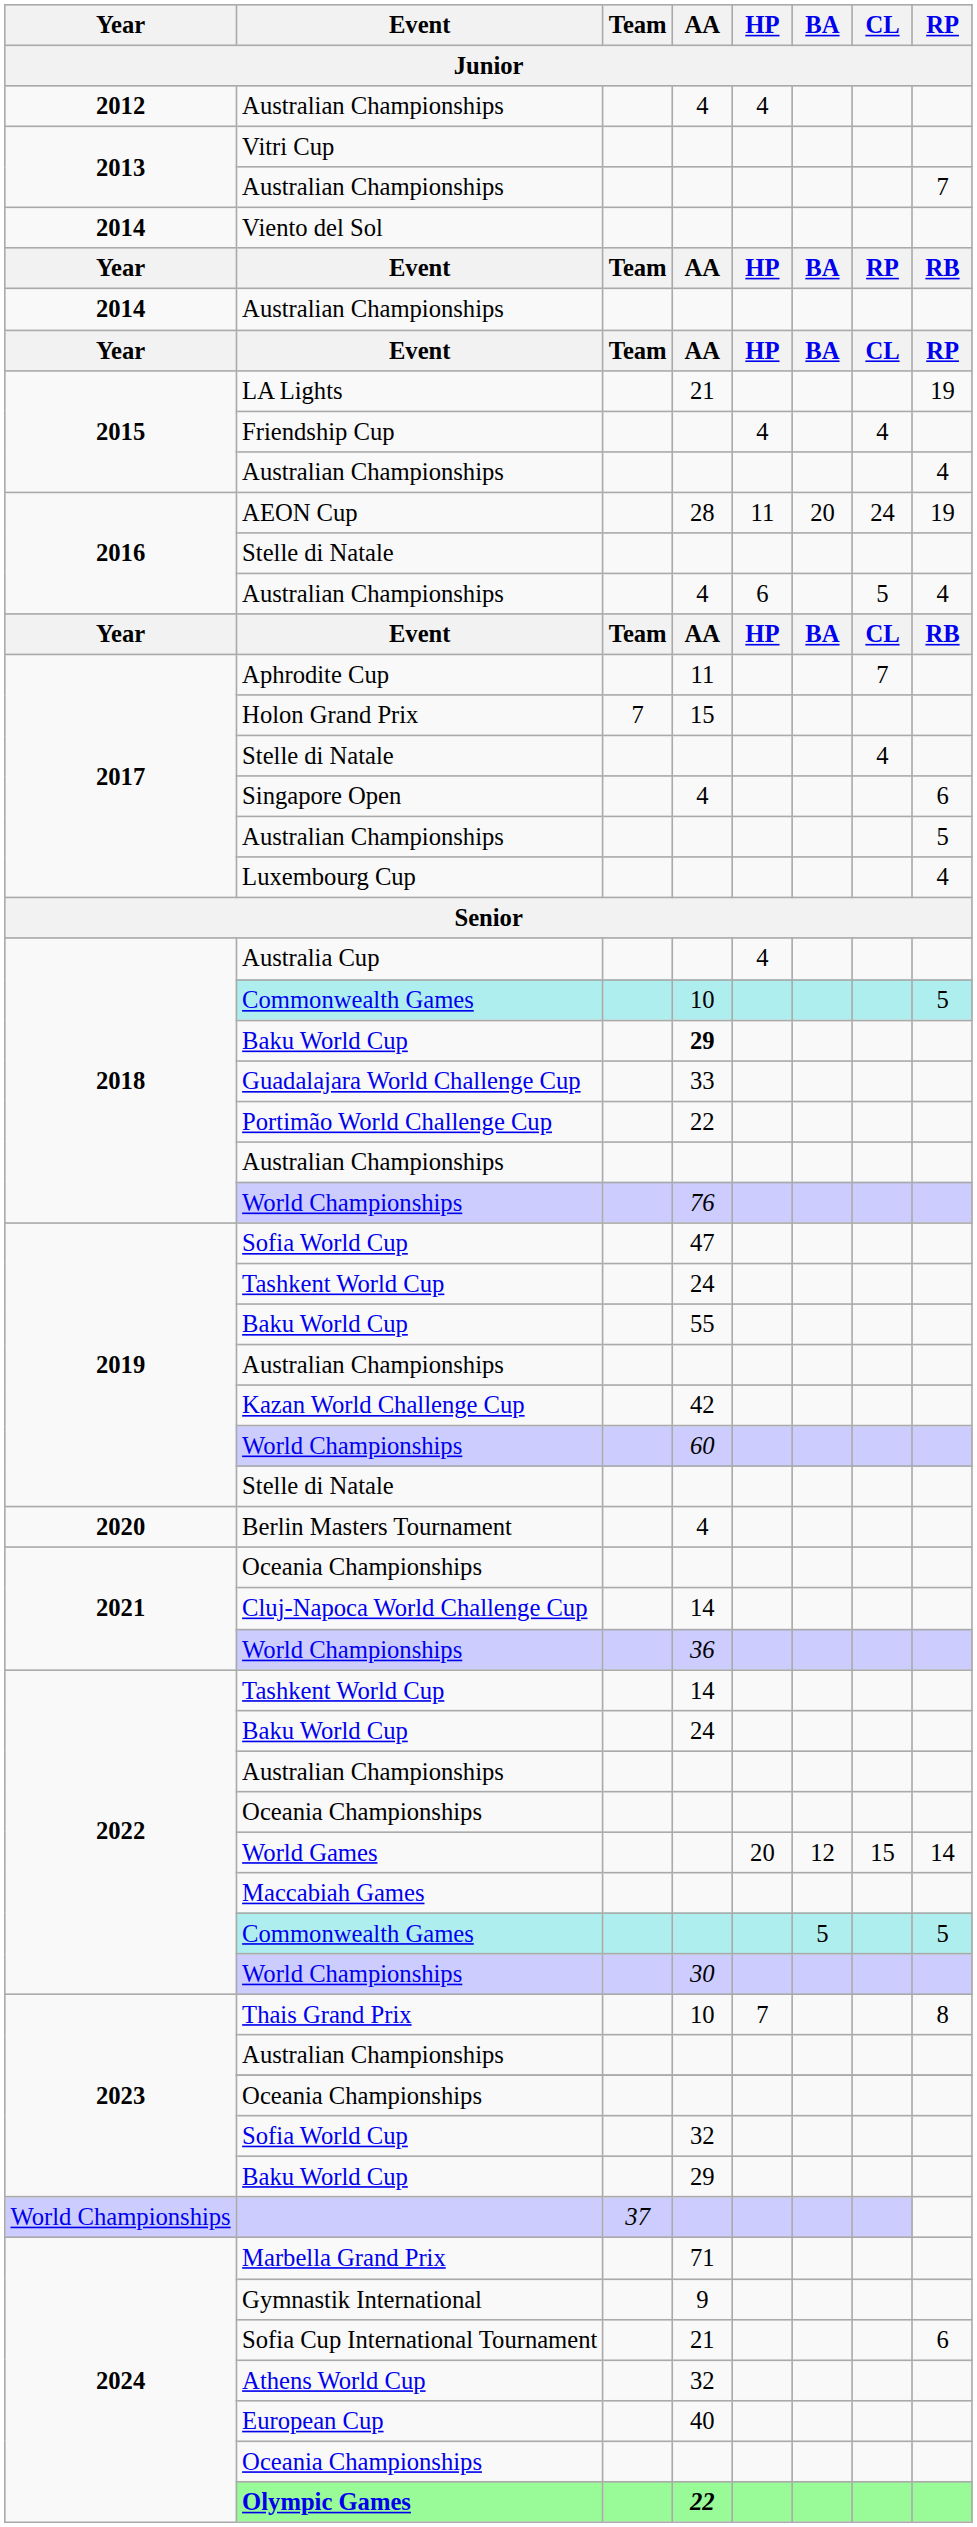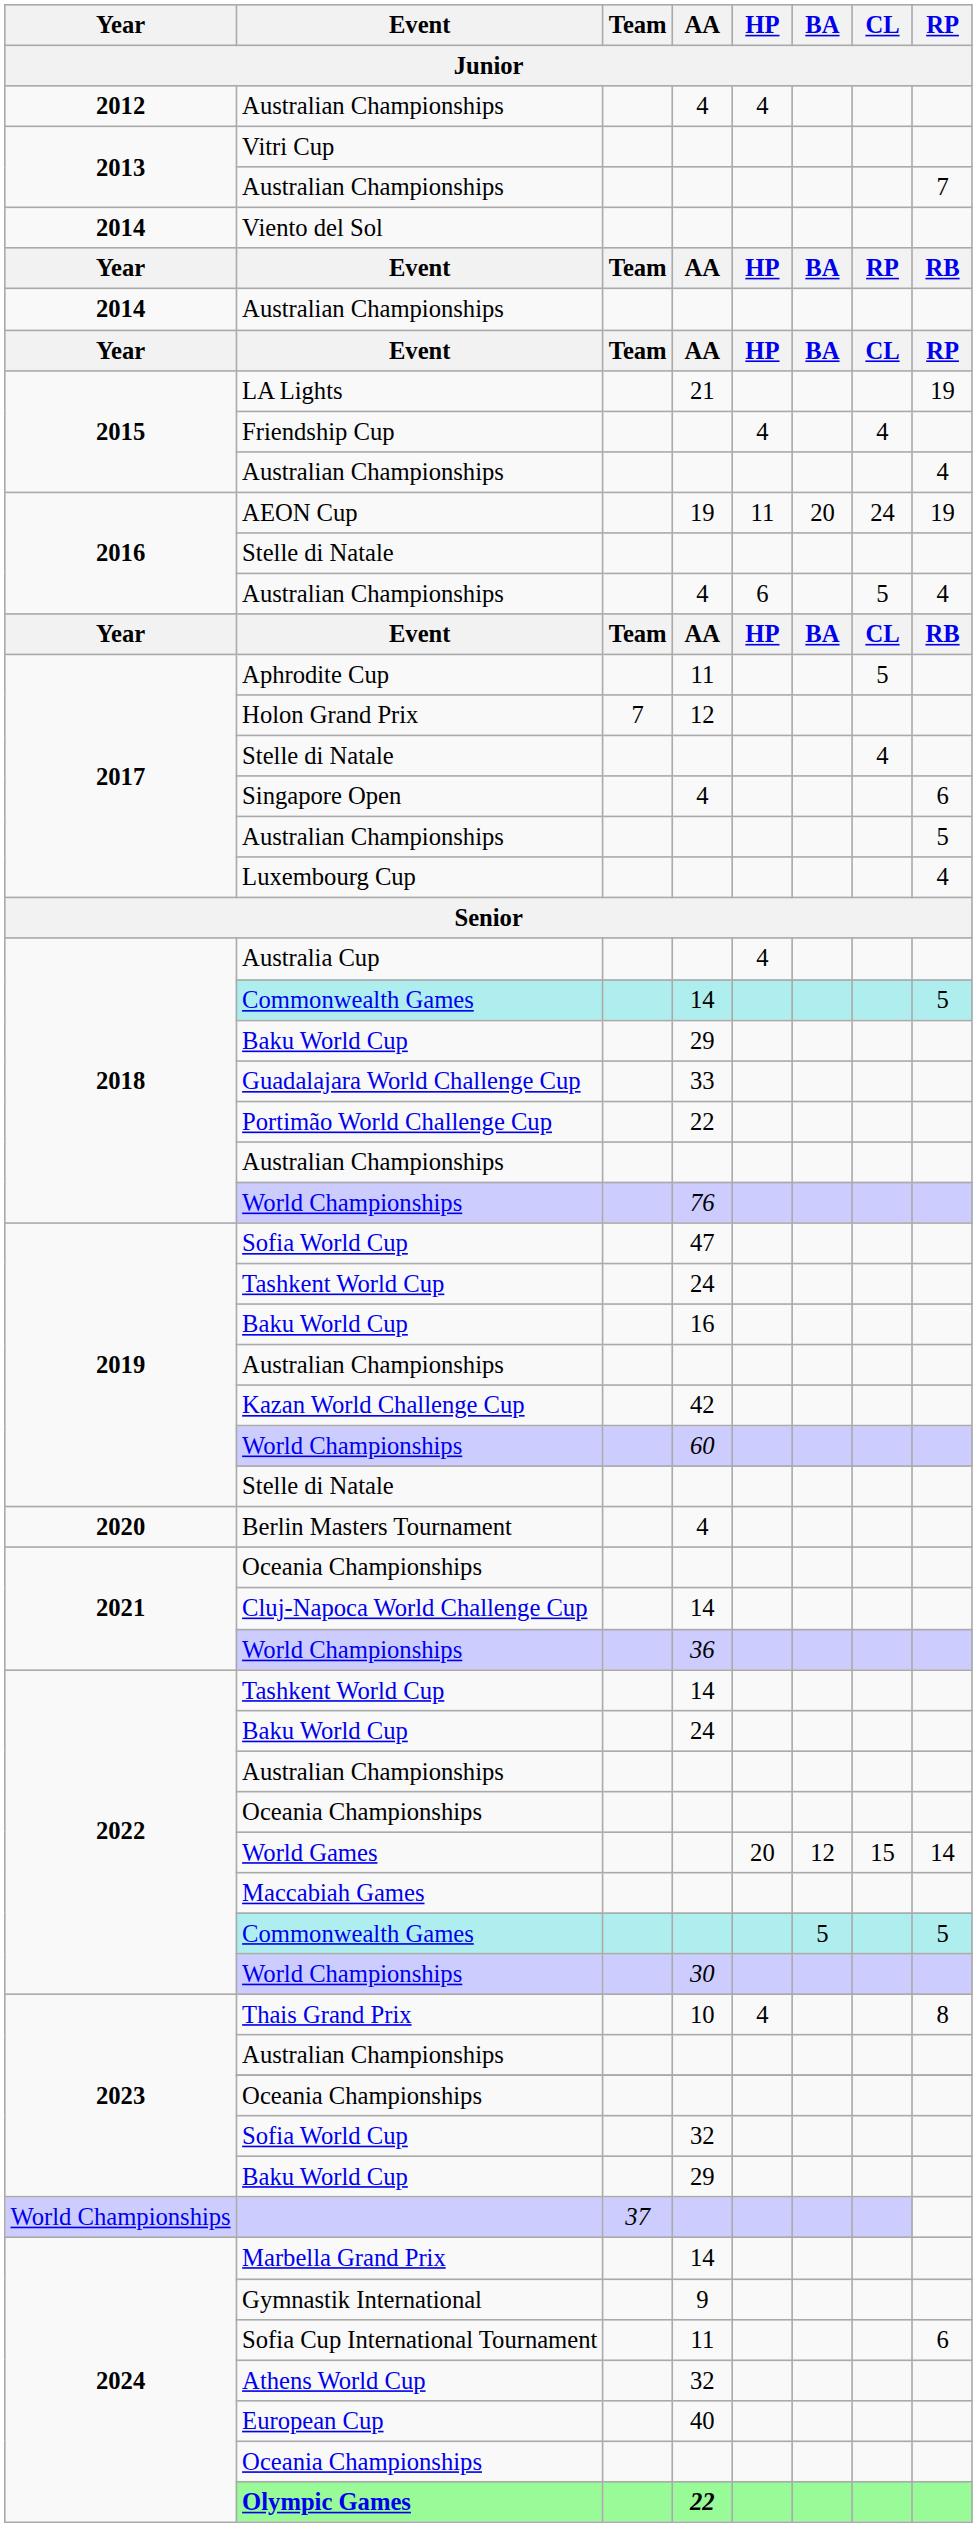(702, 512) 28 -> (702, 512) 19
(882, 674) 7 -> (882, 674) 5
(702, 715) 15 -> (702, 715) 12
(702, 999) 10 -> (702, 999) 14
(702, 1040) bold -> (702, 1040) normal
(702, 1324) 55 -> (702, 1324) 16
(762, 2014) 7 -> (762, 2014) 4
(702, 2258) 71 -> (702, 2258) 14
(702, 2339) 21 -> (702, 2339) 11
